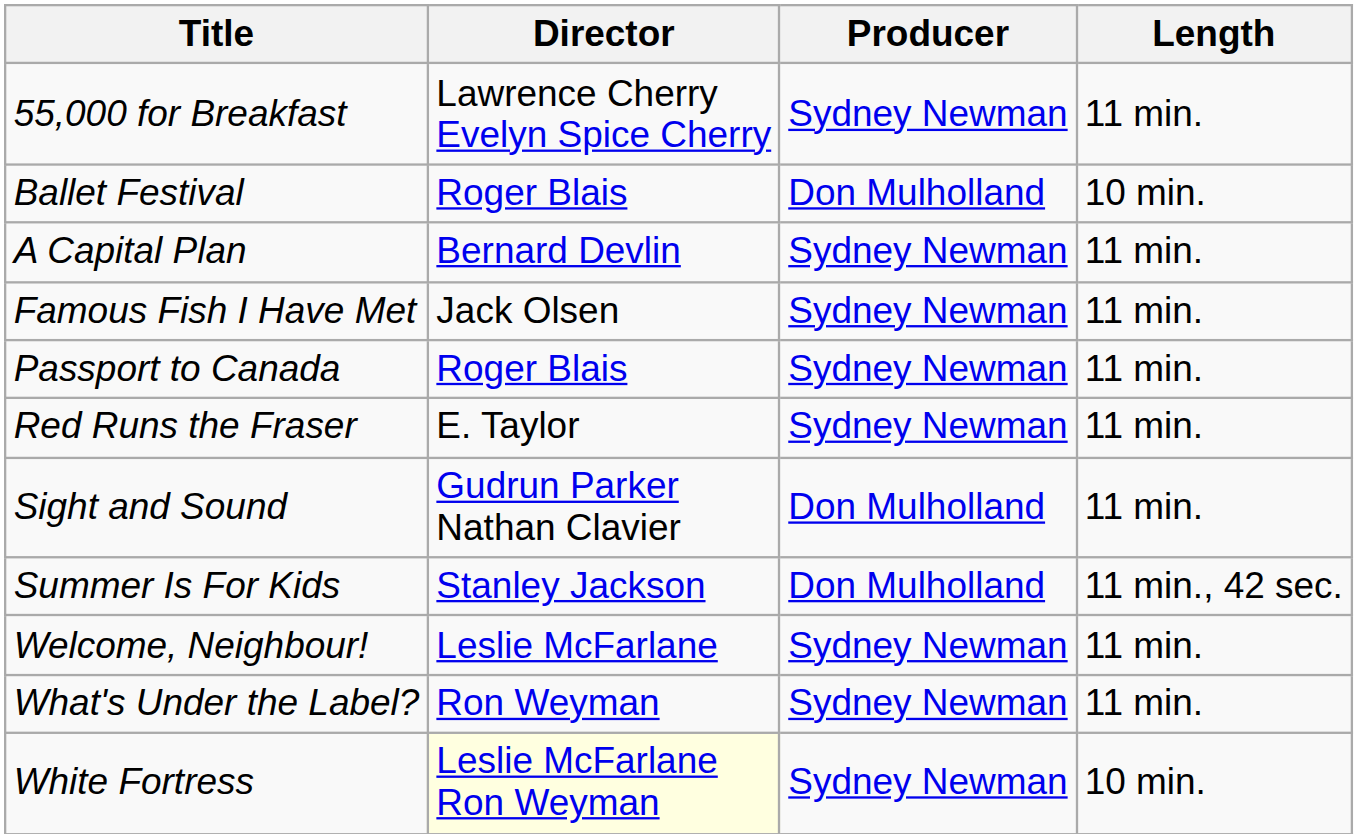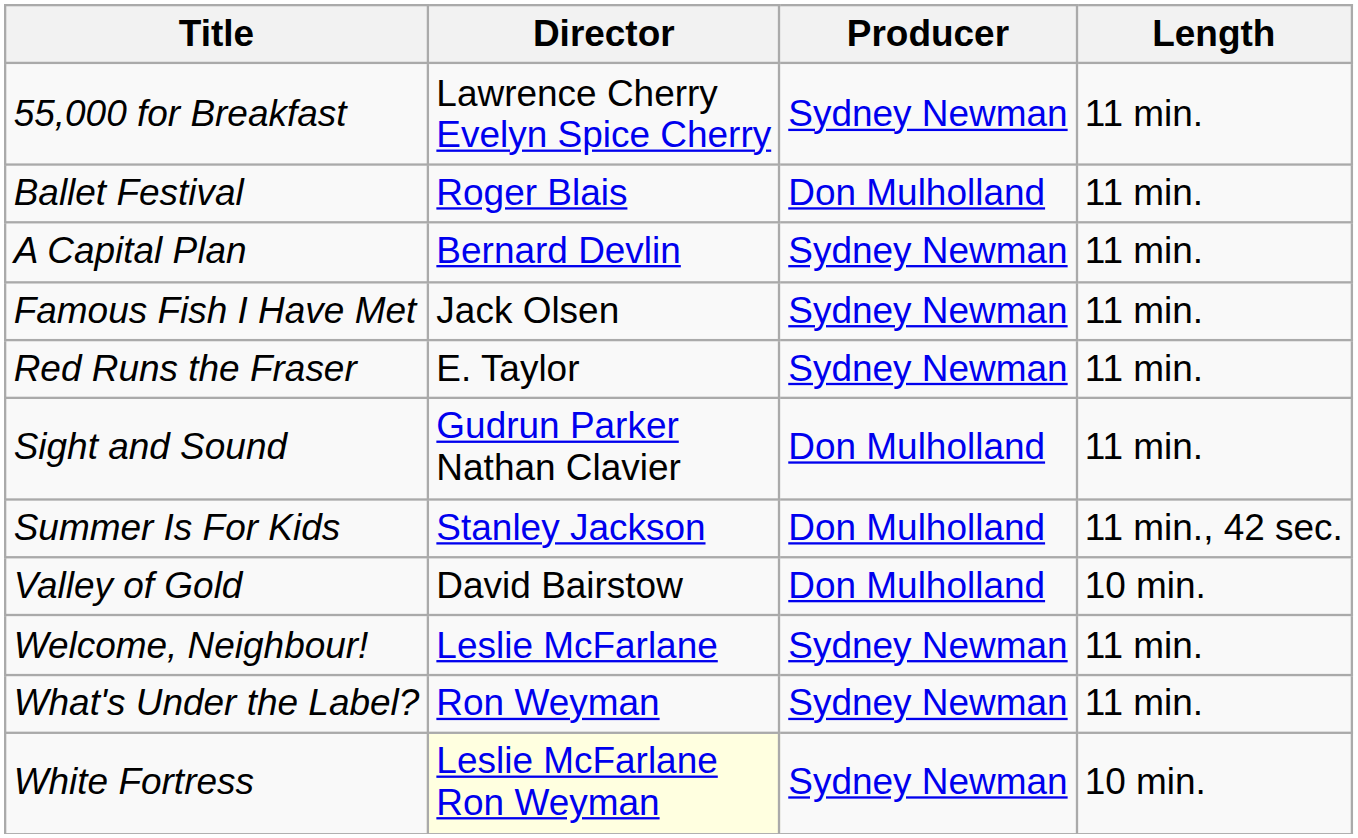(1145, 192) 10 min. -> (1144, 192) 11 min.
- row: (177, 368)
+ row: (128, 585)
